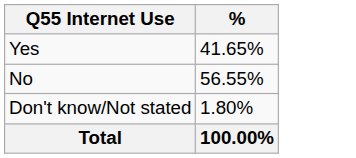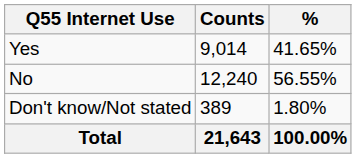+ column: (232, 19)
